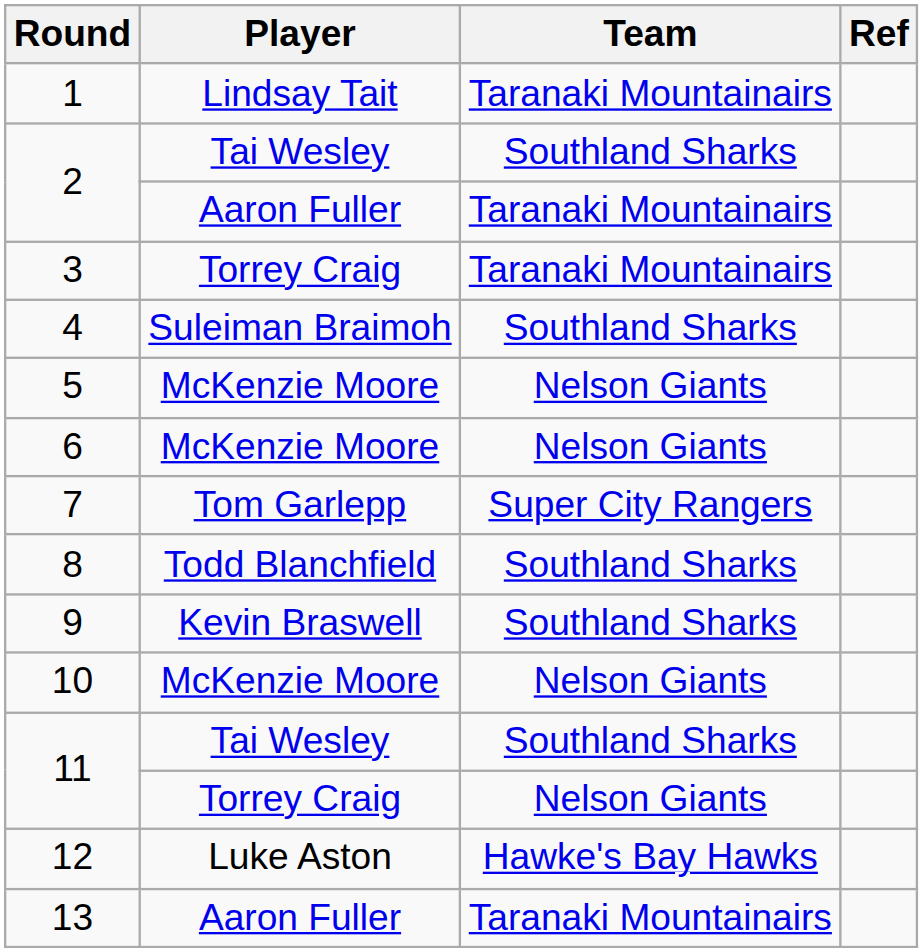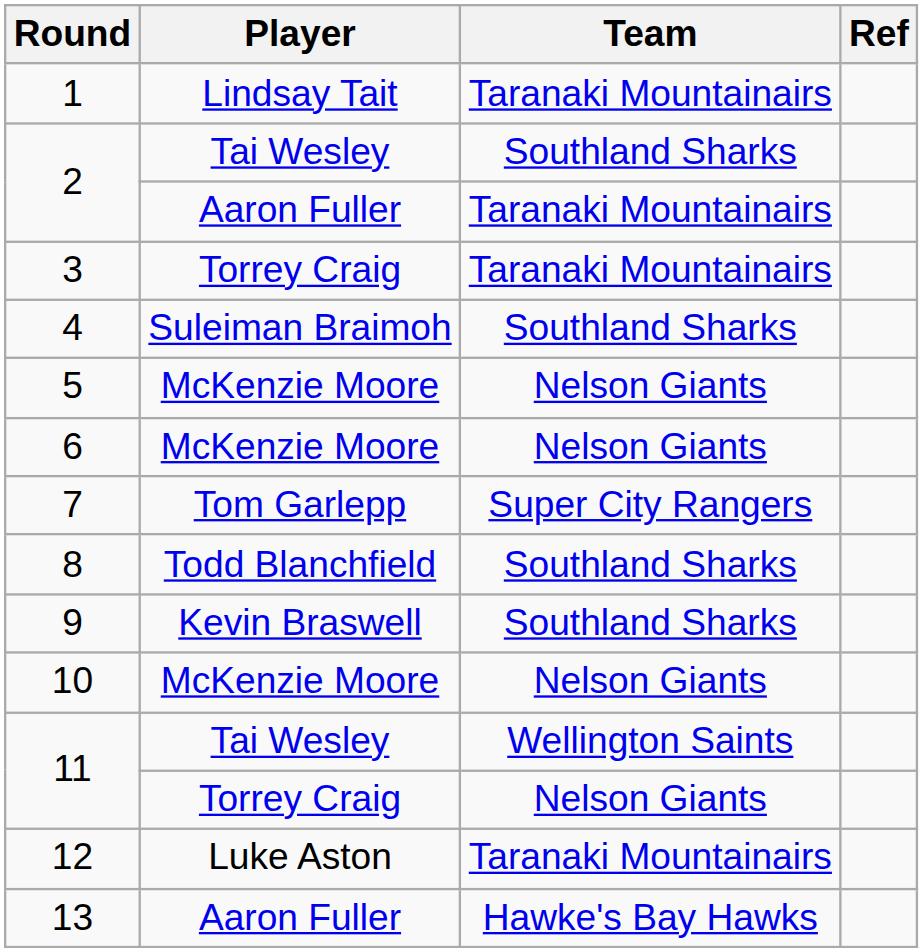(650, 740) Southland Sharks -> (650, 740) Wellington Saints
(650, 858) Hawke's Bay Hawks -> (650, 858) Taranaki Mountainairs
(650, 916) Taranaki Mountainairs -> (650, 916) Hawke's Bay Hawks
